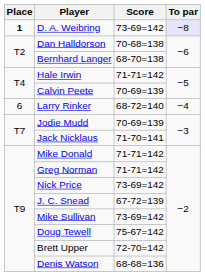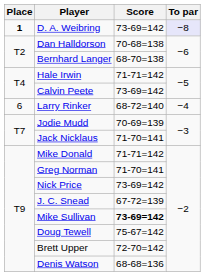(140, 91) 70-69=139 -> (140, 91) 73-69=142
(140, 169) 71-71=142 -> (140, 169) 71-70=141
(140, 216) normal -> (140, 216) bold
